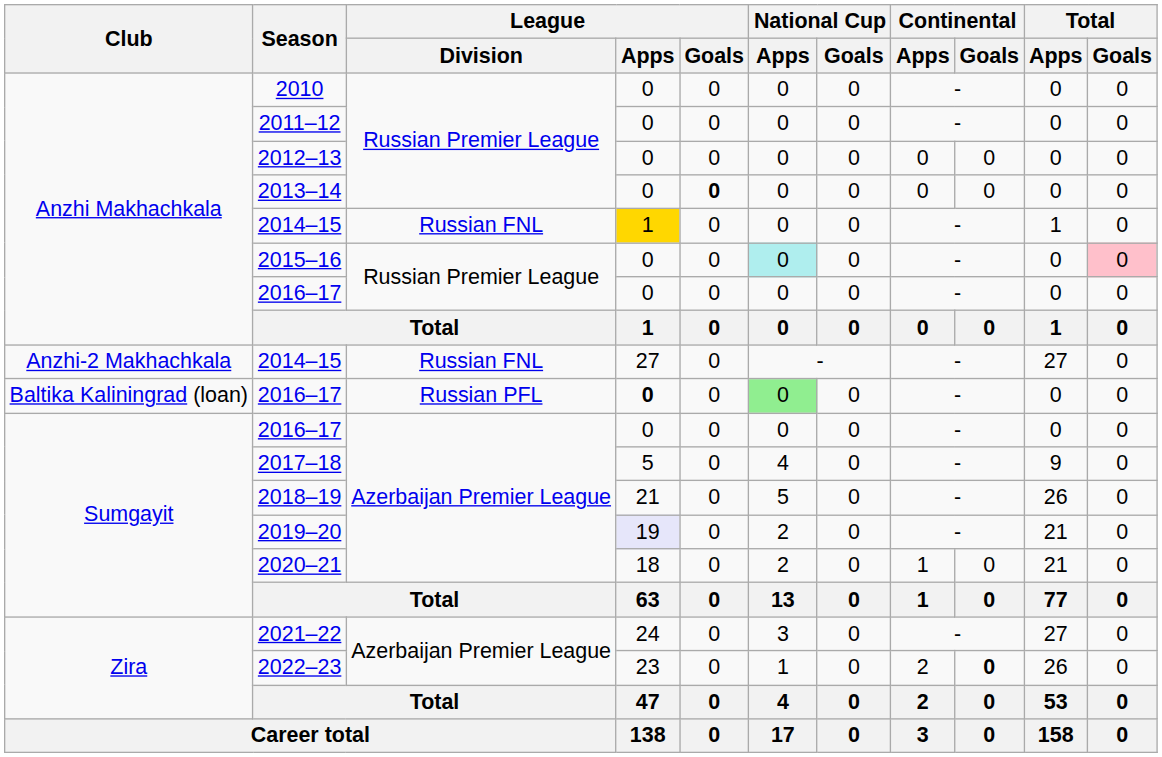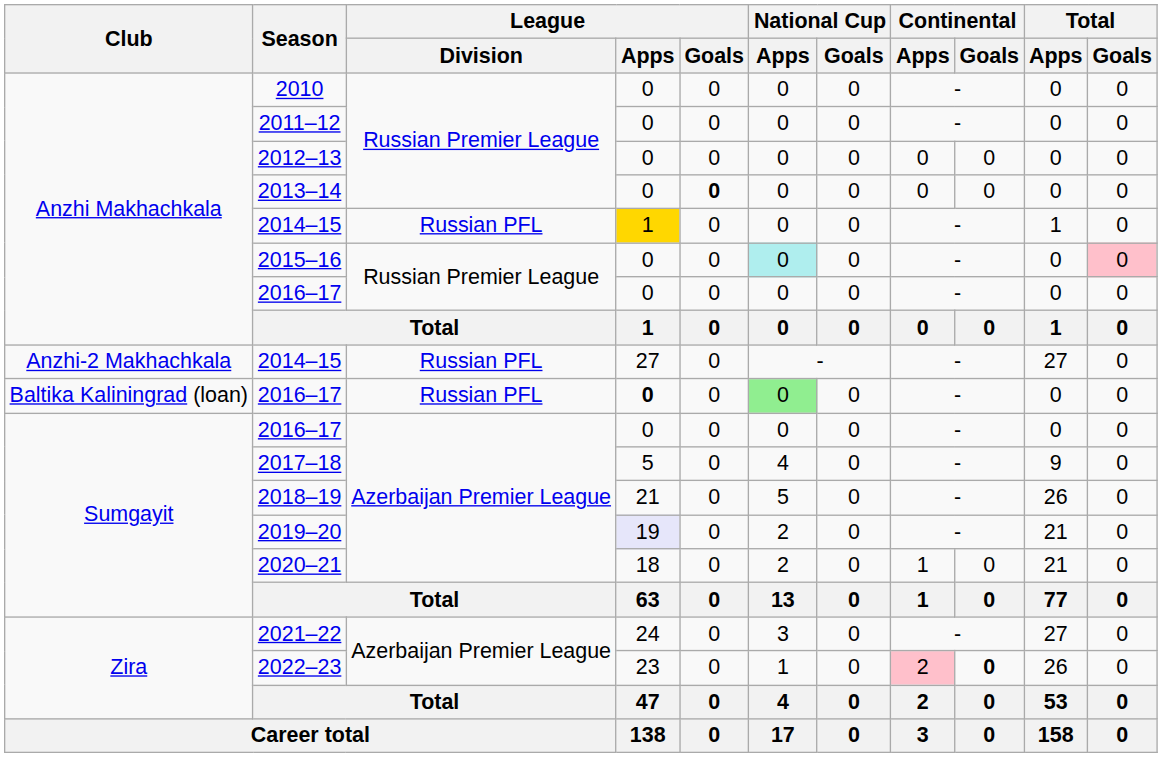(481, 225) Russian FNL -> (481, 225) Russian PFL
(481, 361) Russian FNL -> (481, 361) Russian PFL
(923, 667) no background -> (923, 667) pink background
